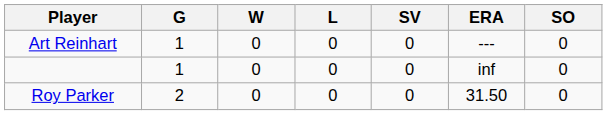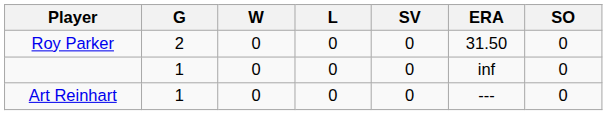rows swapped: (73, 95) <-> (73, 43)
